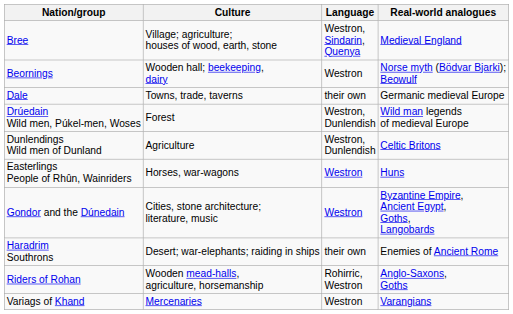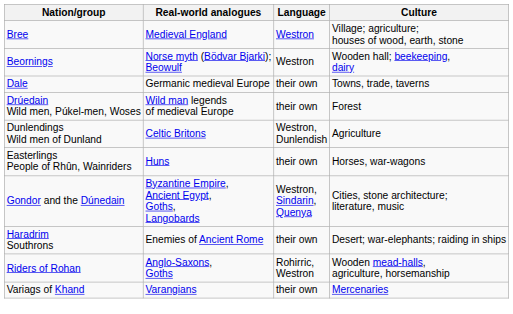columns swapped: (233, 12) <-> (443, 12)
(345, 40) Westron, Sindarin, Quenya -> (295, 34) Westron
(350, 117) Westron, Dunlendish -> (297, 106) their own
(343, 173) Westron -> (297, 161) their own
(343, 212) Westron -> (296, 201) Westron, Sindarin, Quenya
(343, 301) Westron -> (297, 290) their own
